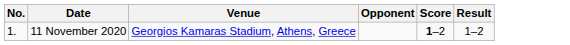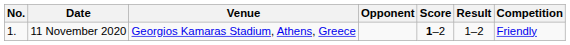+ column: (530, 13)
